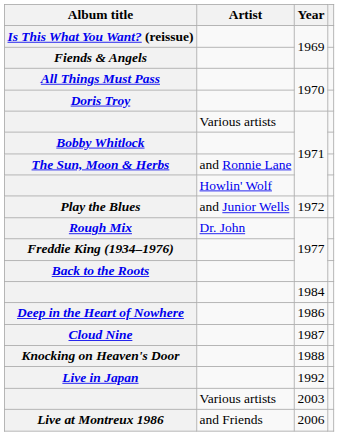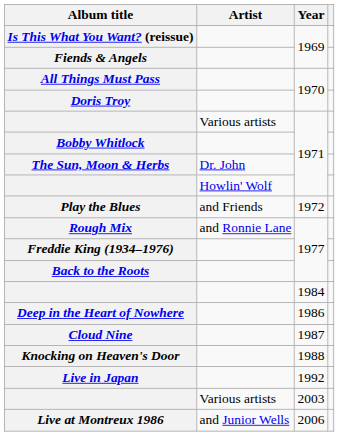(245, 164) and Ronnie Lane -> (222, 164) Dr. John
(244, 206) and Junior Wells -> (231, 206) and Friends
(222, 228) Dr. John -> (245, 228) and Ronnie Lane
(231, 420) and Friends -> (244, 420) and Junior Wells
